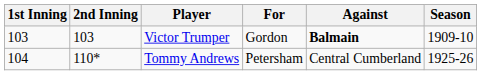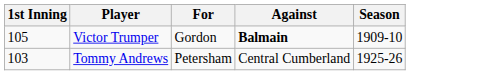- column: (106, 15)
(18, 37) 103 -> (18, 37) 105
(18, 59) 104 -> (18, 59) 103
